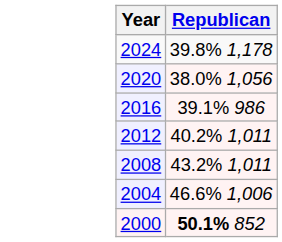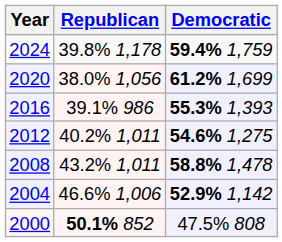+ column: (221, 20)
